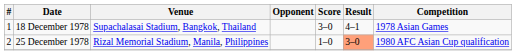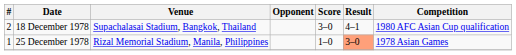(9, 27) 1 -> (9, 27) 2
(412, 27) 1978 Asian Games -> (442, 27) 1980 AFC Asian Cup qualification
(9, 42) 2 -> (9, 42) 1
(442, 42) 1980 AFC Asian Cup qualification -> (412, 42) 1978 Asian Games
